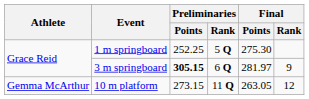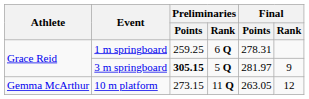(188, 49) 252.25 -> (188, 49) 259.25
(223, 49) 5 Q -> (223, 49) 6 Q
(256, 49) 275.30 -> (256, 49) 278.31
(223, 67) 6 Q -> (223, 67) 5 Q
